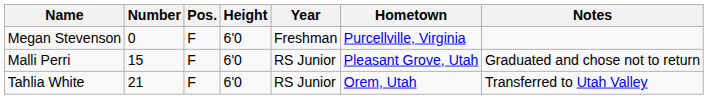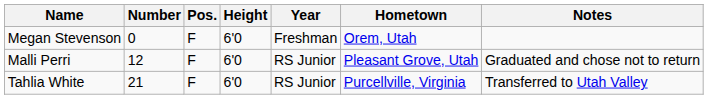(405, 37) Purcellville, Virginia -> (380, 37) Orem, Utah
(136, 60) 15 -> (136, 60) 12
(380, 82) Orem, Utah -> (405, 82) Purcellville, Virginia
